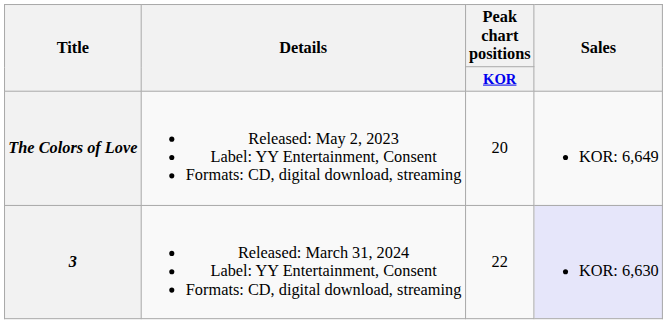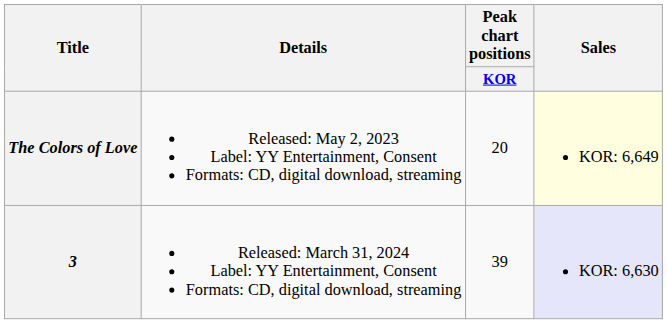(598, 157) no background -> (598, 157) lightyellow background
(500, 261) 22 -> (500, 261) 39
